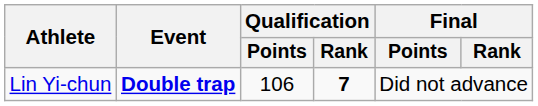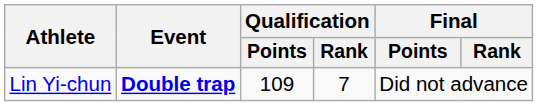(277, 85) 106 -> (277, 85) 109
(344, 85) bold -> (344, 85) normal
